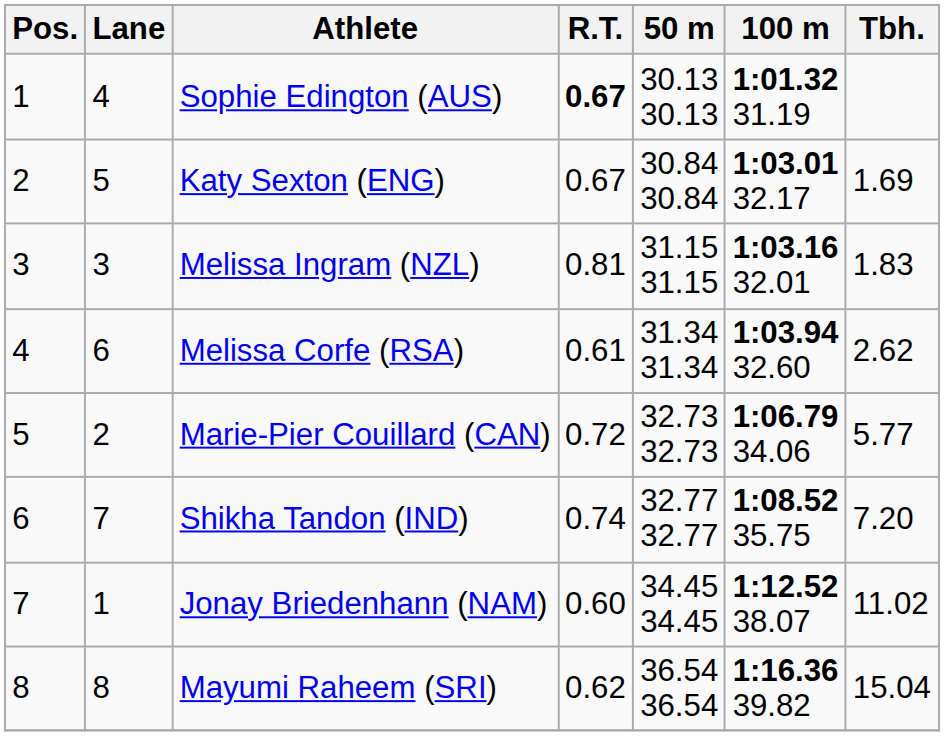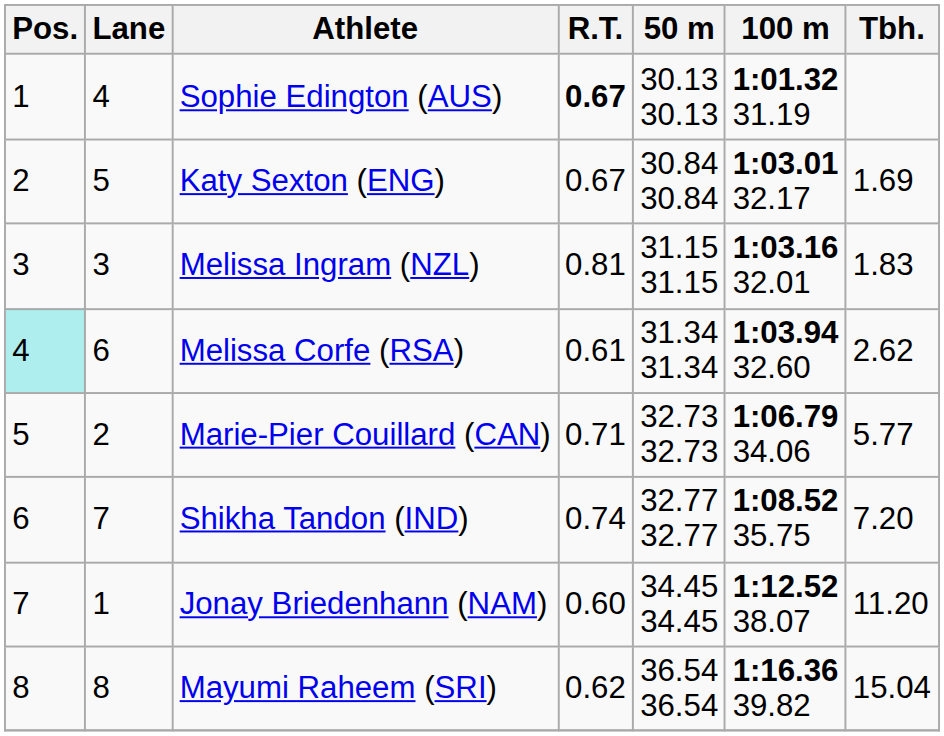(21, 350) no background -> (21, 350) paleturquoise background
(595, 434) 0.72 -> (595, 434) 0.71
(891, 603) 11.02 -> (891, 603) 11.20
